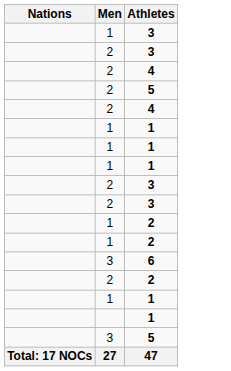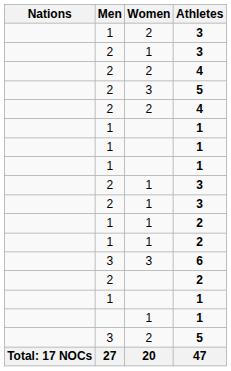+ column: (149, 14)
